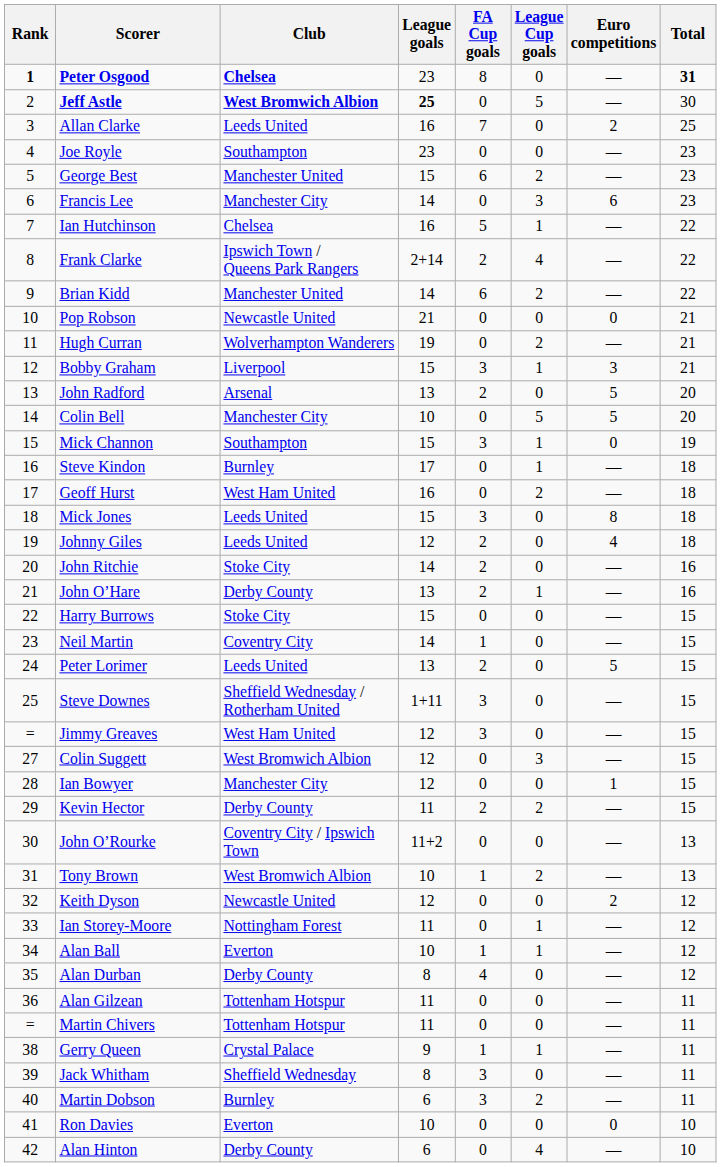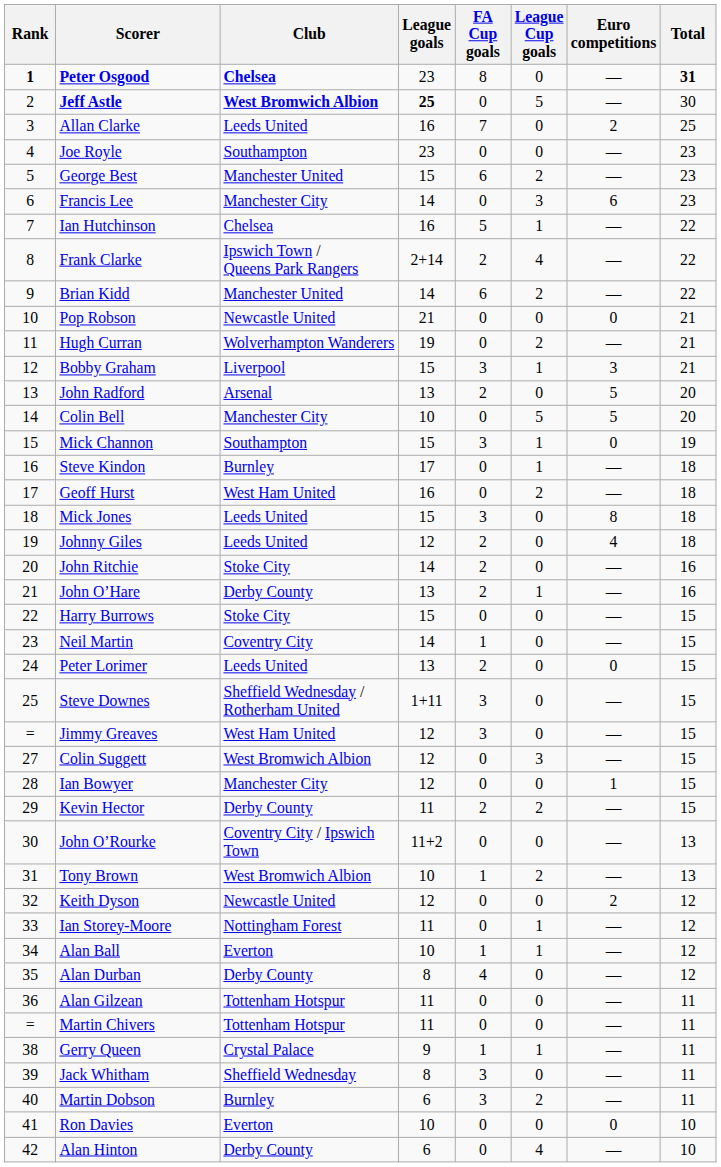(614, 666) 5 -> (614, 666) 0
